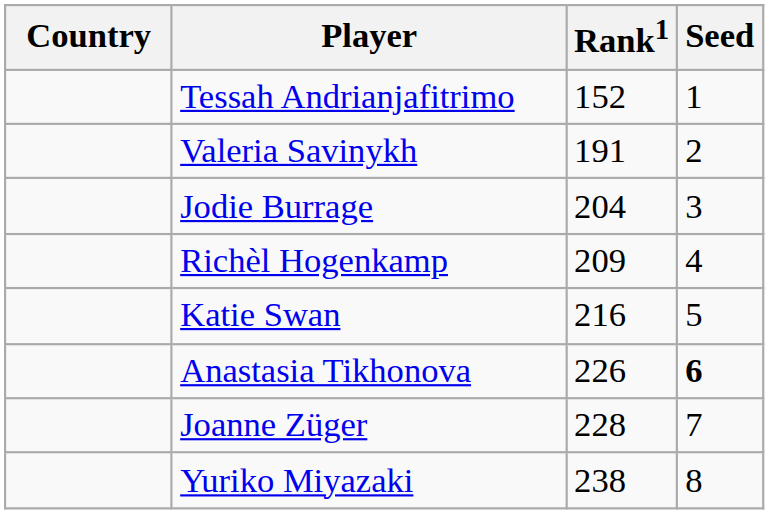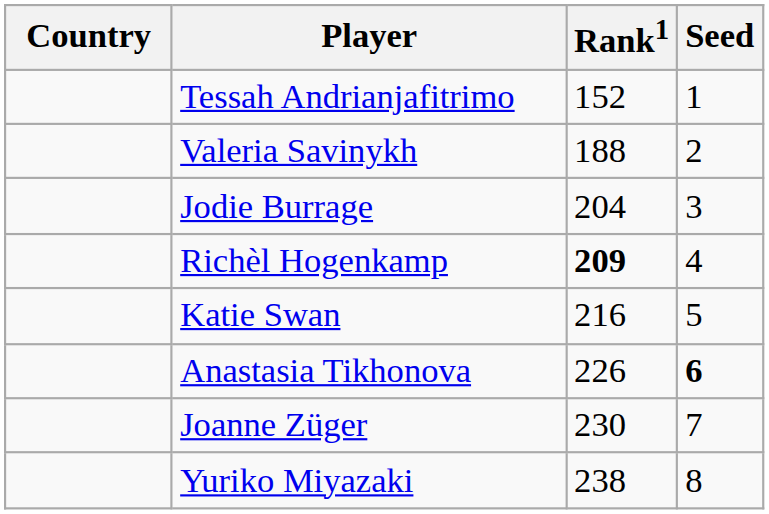(600, 150) 191 -> (600, 150) 188
(600, 260) normal -> (600, 260) bold
(600, 424) 228 -> (600, 424) 230
